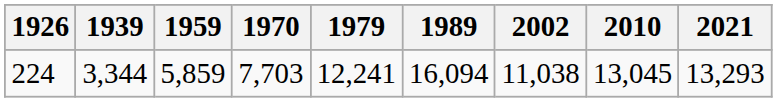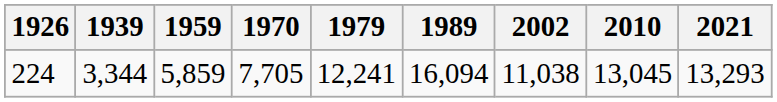(271, 73) 7,703 -> (271, 73) 7,705
